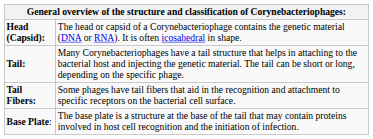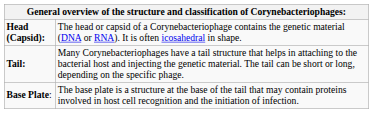- row: (21, 95)
